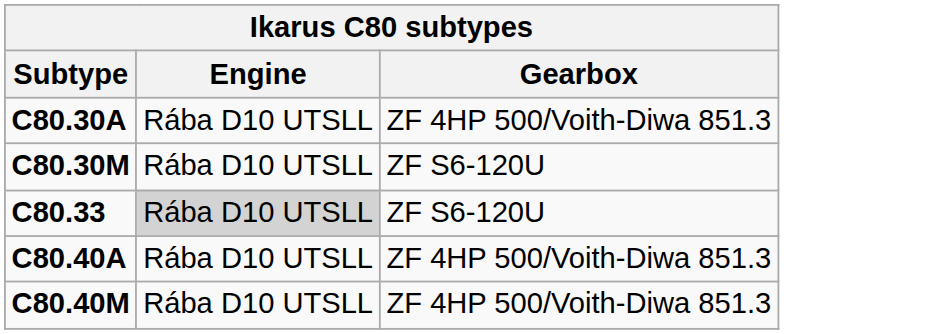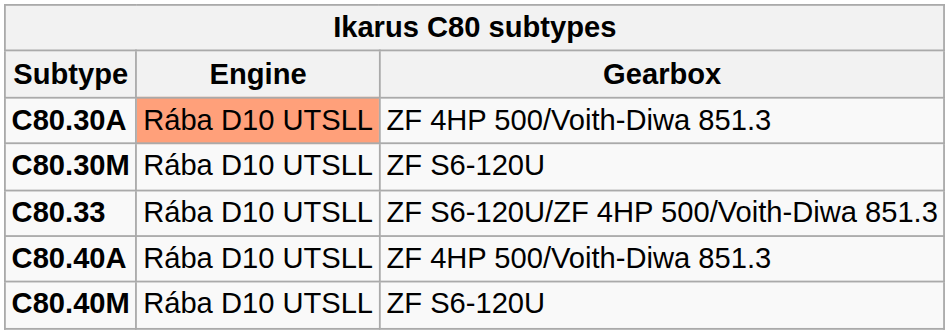(258, 119) no background -> (258, 119) lightsalmon background
(258, 212) lightgrey background -> (258, 212) no background
(466, 212) ZF S6-120U -> (662, 212) ZF S6-120U/ZF 4HP 500/Voith-Diwa 851.3
(579, 304) ZF 4HP 500/Voith-Diwa 851.3 -> (466, 304) ZF S6-120U
